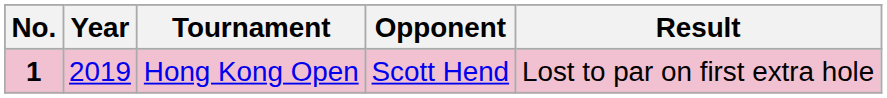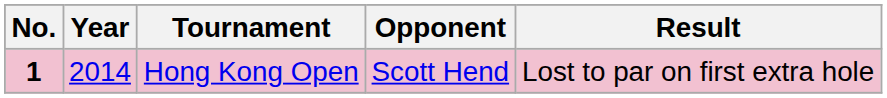(100, 71) 2019 -> (100, 71) 2014
